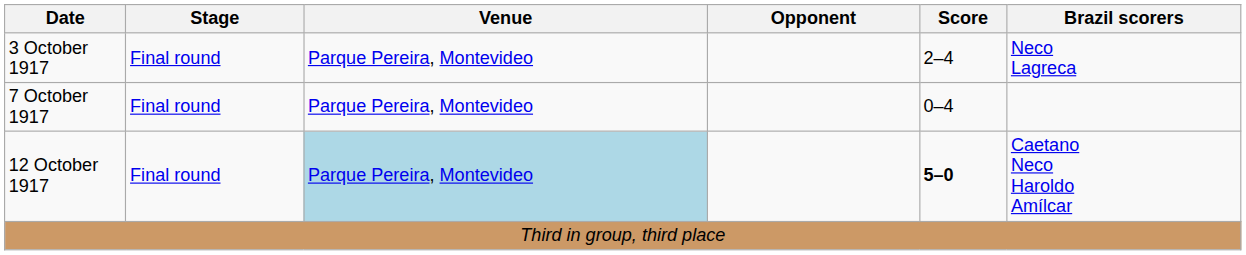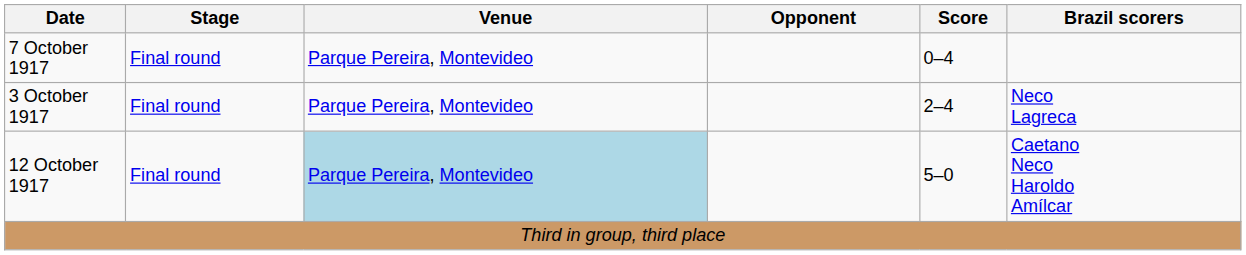rows swapped: (48, 57) <-> (48, 106)
(939, 176) bold -> (939, 176) normal
